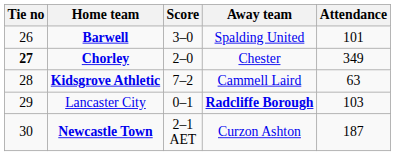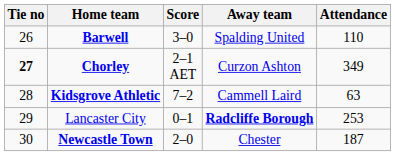(353, 37) 101 -> (353, 37) 110
(183, 59) 2–0 -> (183, 66) 2–1 AET
(259, 59) Chester -> (259, 66) Curzon Ashton
(353, 102) 103 -> (353, 118) 253
(183, 132) 2–1 AET -> (183, 140) 2–0
(259, 132) Curzon Ashton -> (259, 140) Chester
